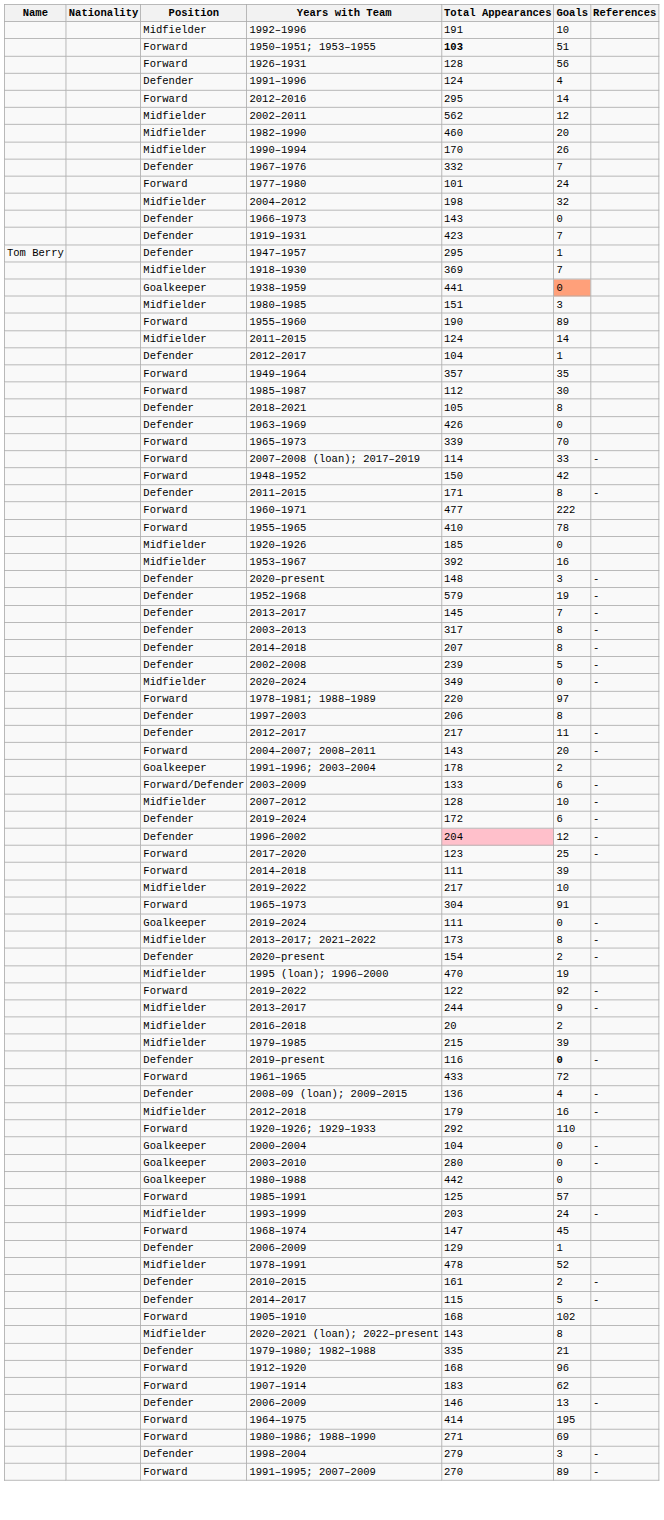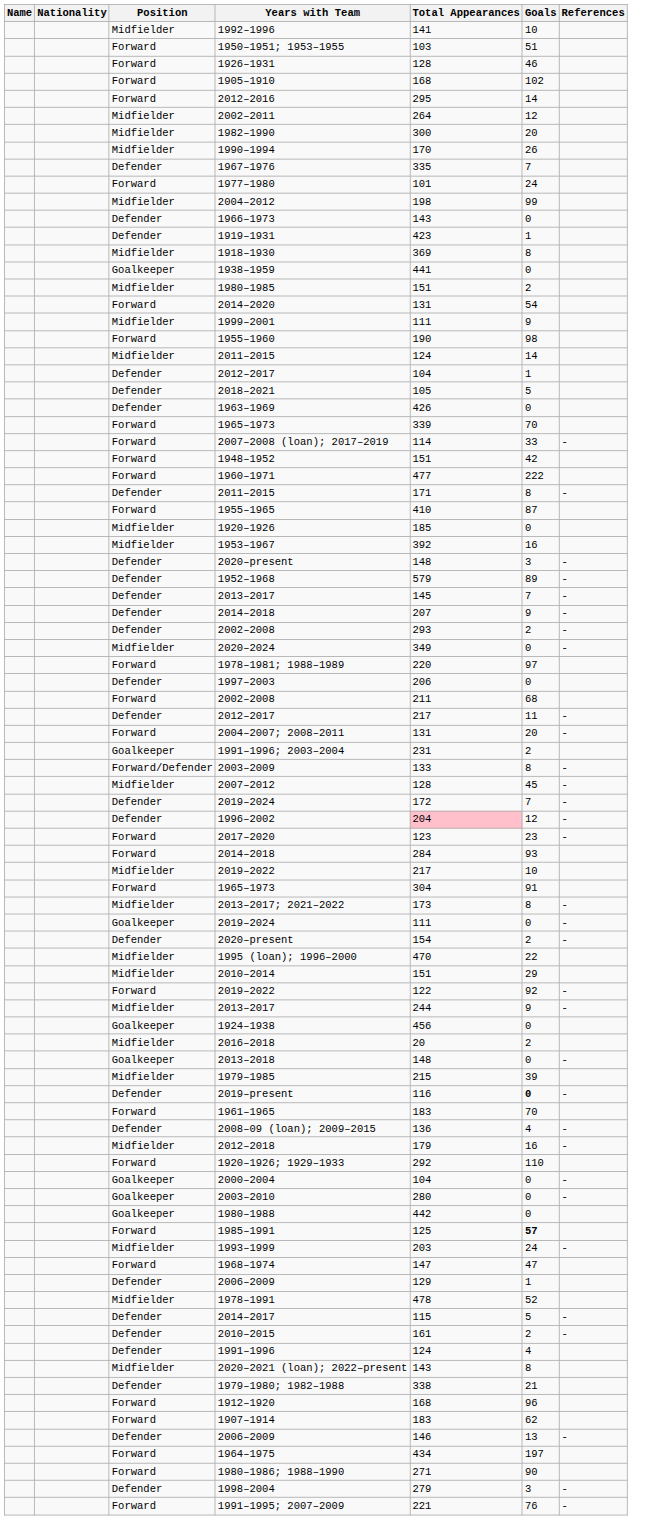(454, 30) 191 -> (422, 30) 141
(454, 47) bold -> (422, 47) normal
(563, 64) 56 -> (531, 64) 46
rows swapped: (169, 82) <-> (165, 1317)
(454, 116) 562 -> (422, 116) 264
(454, 133) 460 -> (422, 133) 300
(454, 167) 332 -> (422, 167) 335
(563, 202) 32 -> (531, 202) 99
(560, 236) 7 -> (528, 236) 1
- row: (169, 253)
(560, 270) 7 -> (528, 253) 8
(560, 288) lightsalmon background -> (528, 270) no background
(560, 305) 3 -> (528, 288) 2
+ row: (134, 305)
+ row: (143, 322)
(563, 322) 89 -> (531, 339) 98
- row: (165, 373)
- row: (165, 391)
(560, 408) 8 -> (528, 391) 5
(454, 476) 150 -> (422, 459) 151
rows swapped: (169, 494) <-> (165, 511)
(563, 528) 78 -> (531, 511) 87
(563, 596) 19 -> (531, 579) 89
- row: (169, 631)
(560, 648) 8 -> (528, 614) 9
(454, 665) 239 -> (422, 631) 293
(560, 665) 5 -> (528, 631) 2
(560, 717) 8 -> (528, 682) 0
+ row: (134, 699)
(454, 751) 143 -> (422, 734) 131
(454, 768) 178 -> (422, 751) 231
(560, 785) 6 -> (528, 768) 8
(563, 802) 10 -> (531, 785) 45
(560, 820) 6 -> (528, 802) 7
(563, 854) 25 -> (531, 837) 23
(454, 871) 111 -> (422, 854) 284
(563, 871) 39 -> (531, 854) 93
rows swapped: (175, 940) <-> (175, 923)
(563, 974) 19 -> (531, 957) 22
+ row: (143, 974)
+ row: (143, 1026)
+ row: (143, 1060)
(454, 1077) 433 -> (422, 1111) 183
(563, 1077) 72 -> (531, 1111) 70
(563, 1197) normal -> (531, 1231) bold
(563, 1231) 45 -> (531, 1266) 47
rows swapped: (169, 1300) <-> (169, 1283)
(454, 1352) 335 -> (422, 1386) 338
(454, 1420) 414 -> (422, 1455) 434
(566, 1420) 195 -> (534, 1455) 197
(563, 1437) 69 -> (531, 1472) 90
(454, 1472) 270 -> (422, 1506) 221
(563, 1472) 89 -> (531, 1506) 76
